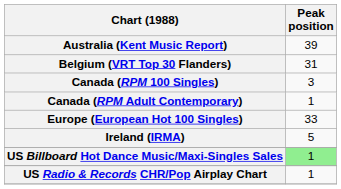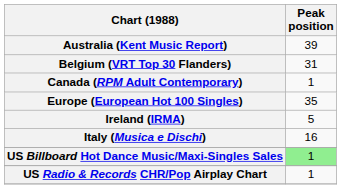- row: (145, 82)
(311, 119) 33 -> (311, 100) 35
+ row: (145, 138)
